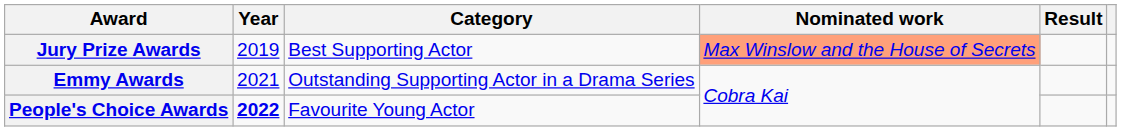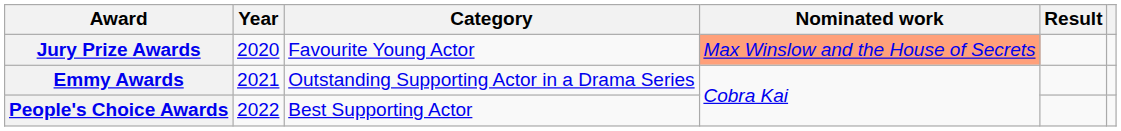(258, 49) 2019 -> (258, 49) 2020
(380, 49) Best Supporting Actor -> (381, 49) Favourite Young Actor
(258, 110) bold -> (258, 110) normal
(381, 110) Favourite Young Actor -> (380, 110) Best Supporting Actor
